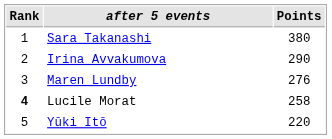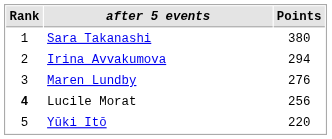(299, 60) 290 -> (299, 60) 294
(299, 102) 258 -> (299, 102) 256
